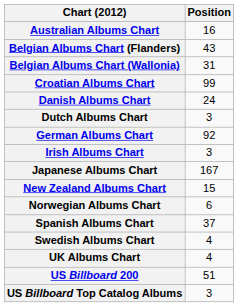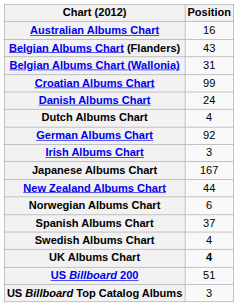(209, 118) 3 -> (209, 118) 4
(209, 188) 15 -> (209, 188) 44
(209, 258) normal -> (209, 258) bold
